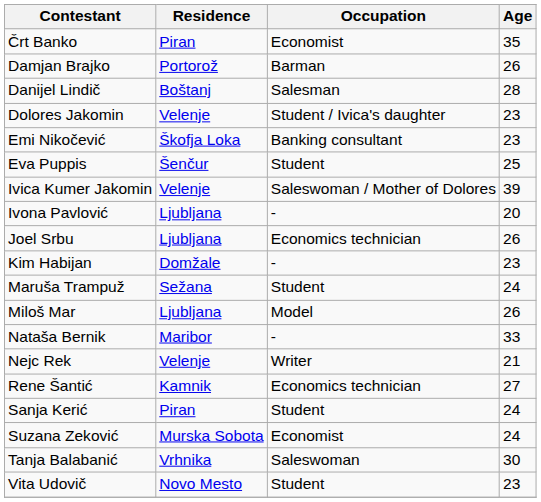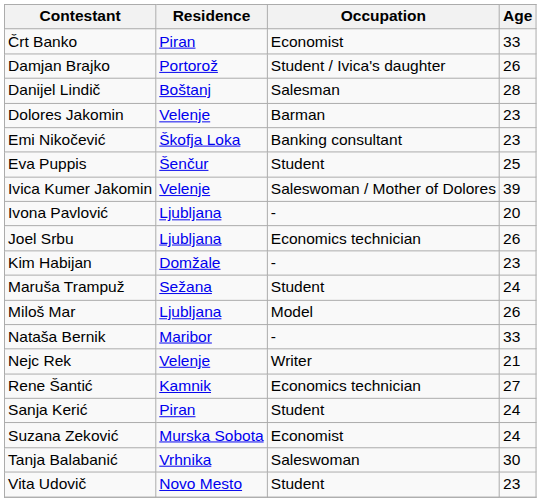(512, 41) 35 -> (512, 41) 33
(298, 66) Barman -> (358, 66) Student / Ivica's daughter
(358, 115) Student / Ivica's daughter -> (298, 115) Barman
